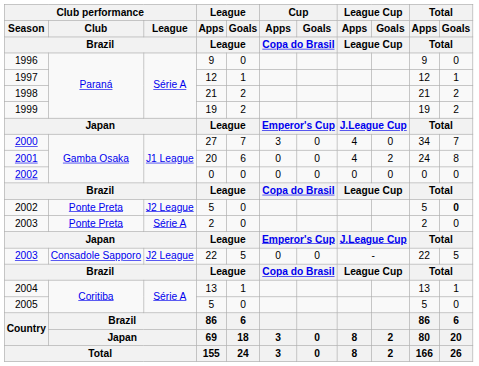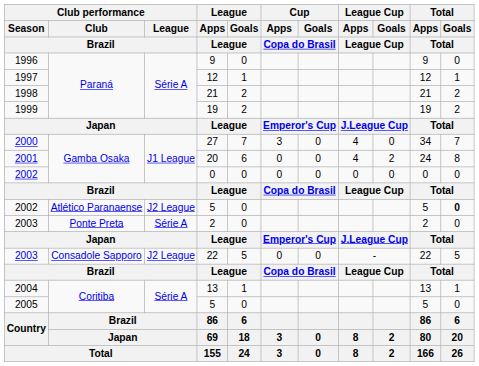(96, 207) Ponte Preta -> (96, 207) Atlético Paranaense
